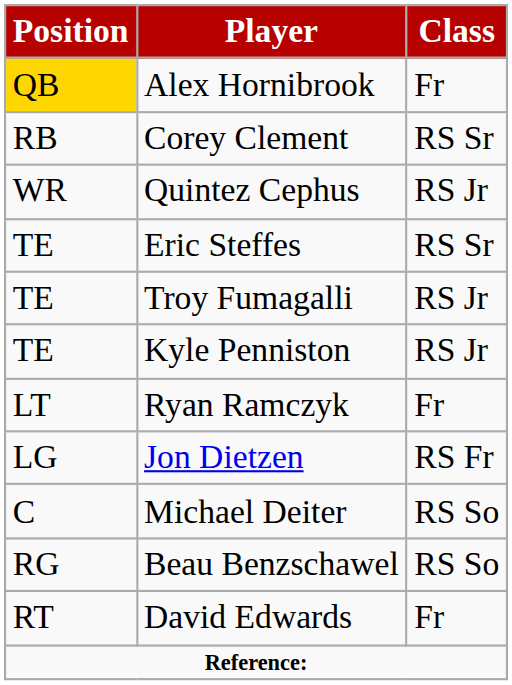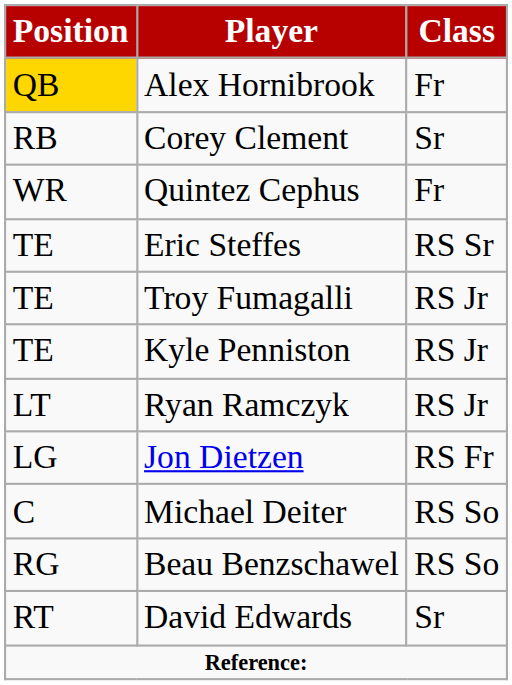(454, 137) RS Sr -> (429, 137) Sr
(451, 191) RS Jr -> (429, 191) Fr
(429, 404) Fr -> (451, 404) RS Jr
(429, 617) Fr -> (429, 617) Sr
